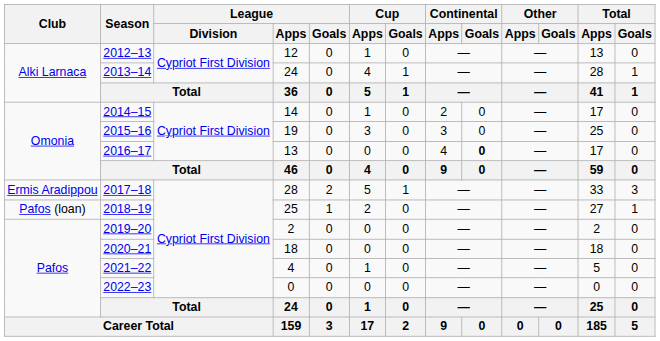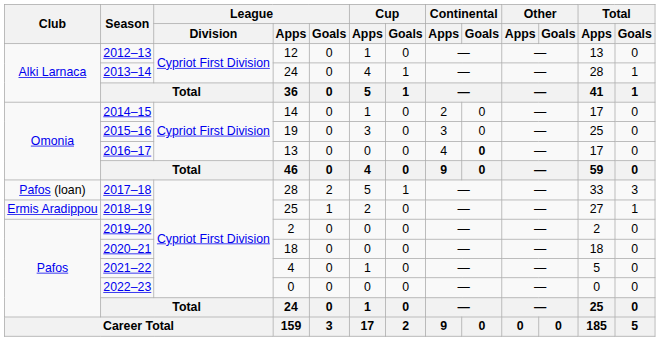(52, 190) Ermis Aradippou -> (52, 190) Pafos (loan)
(52, 209) Pafos (loan) -> (52, 209) Ermis Aradippou
